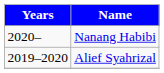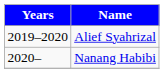rows swapped: (115, 57) <-> (115, 36)
